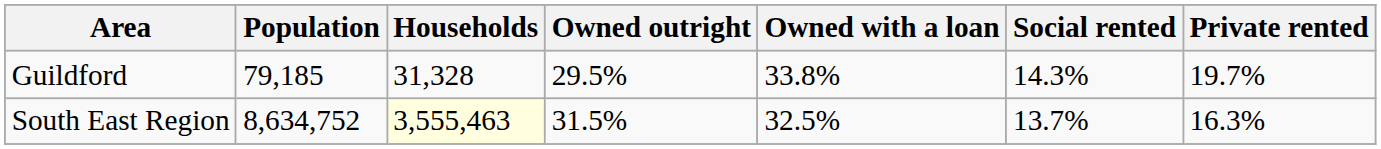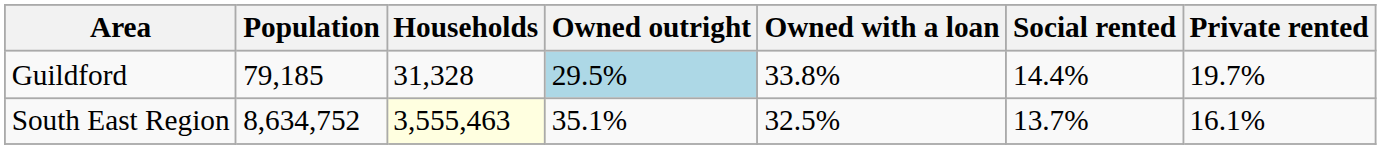(589, 74) no background -> (589, 74) lightblue background
(1051, 74) 14.3% -> (1051, 74) 14.4%
(589, 120) 31.5% -> (589, 120) 35.1%
(1227, 120) 16.3% -> (1227, 120) 16.1%
